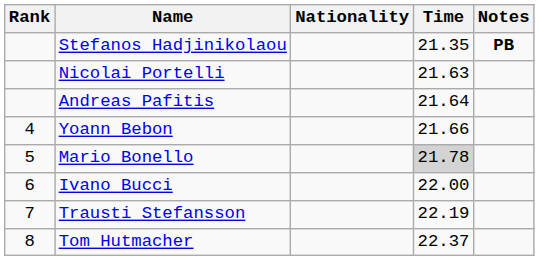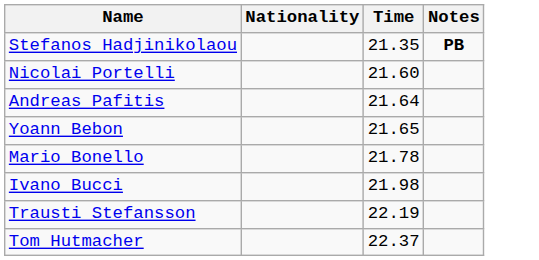- column: (30, 19)
(443, 75) 21.63 -> (394, 75) 21.60
(443, 131) 21.66 -> (394, 131) 21.65
(443, 159) lightgrey background -> (394, 159) no background
(443, 186) 22.00 -> (394, 186) 21.98
